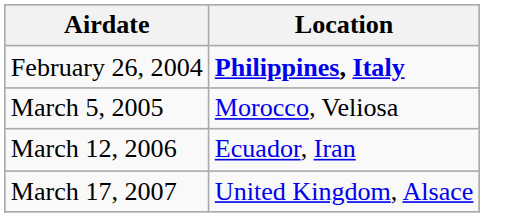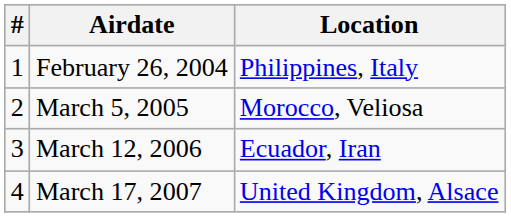+ column: (17, 25)
(310, 66) bold -> (329, 66) normal
